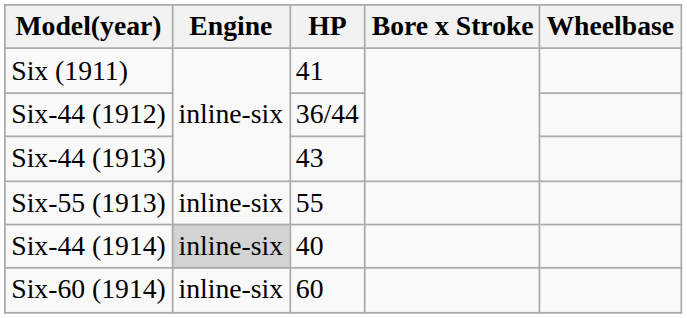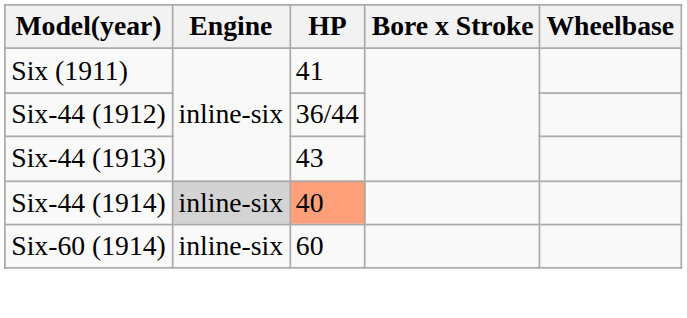- row: (89, 202)
(310, 245) no background -> (310, 202) lightsalmon background
